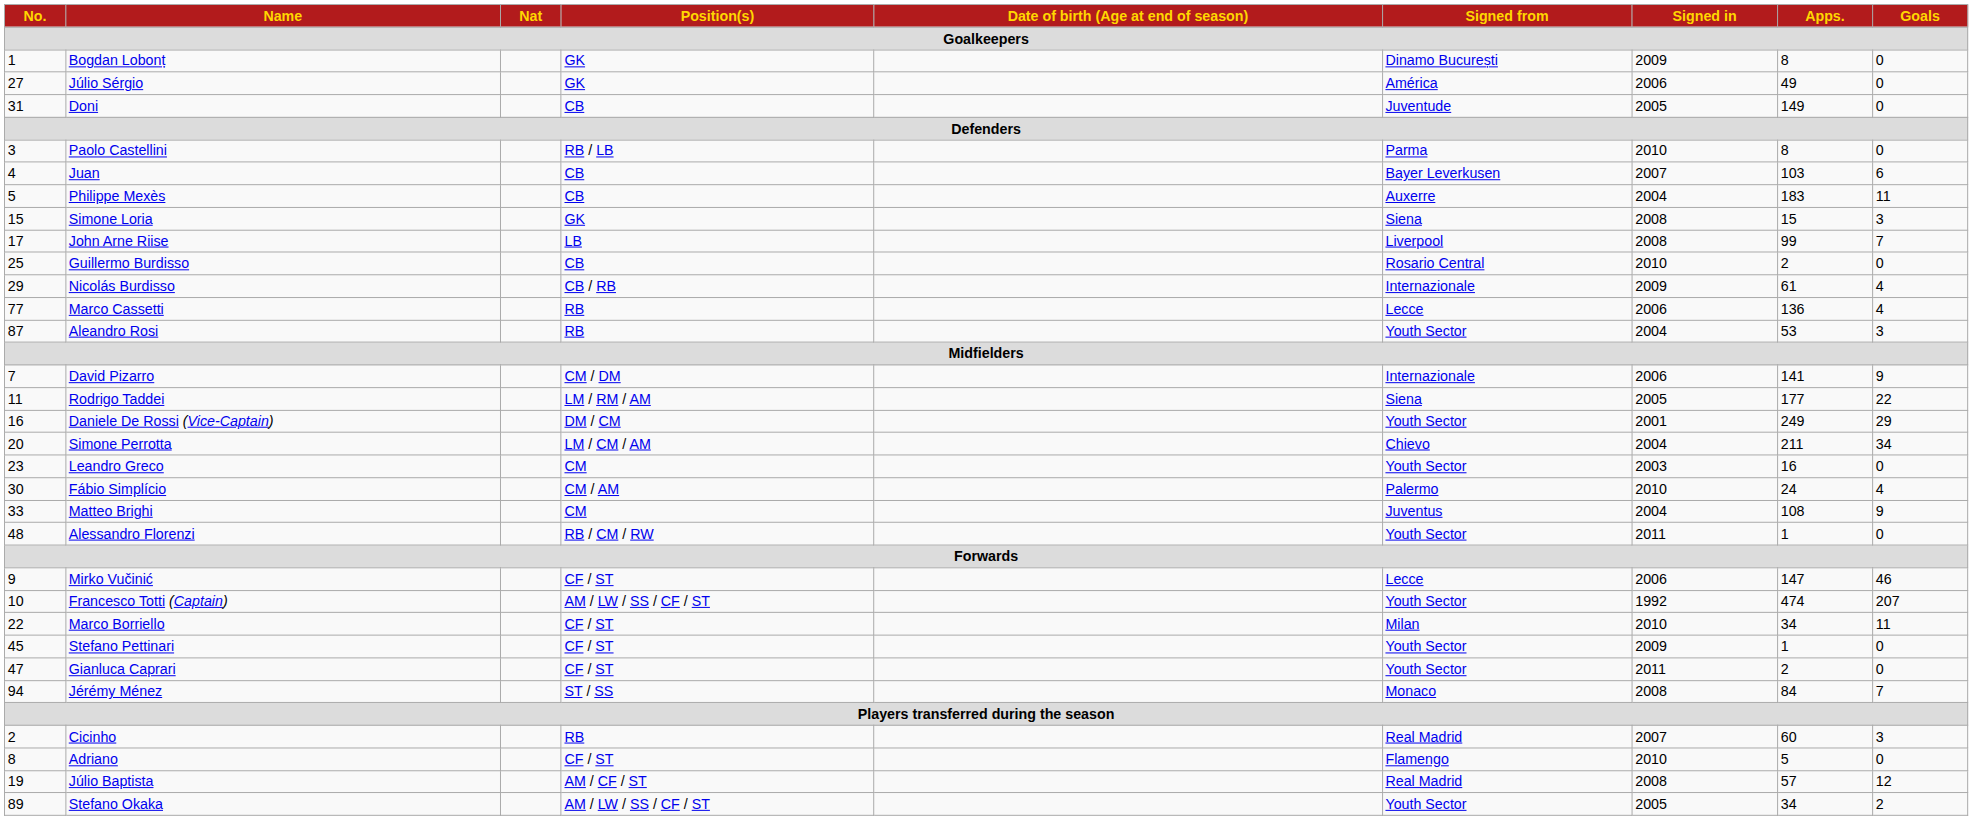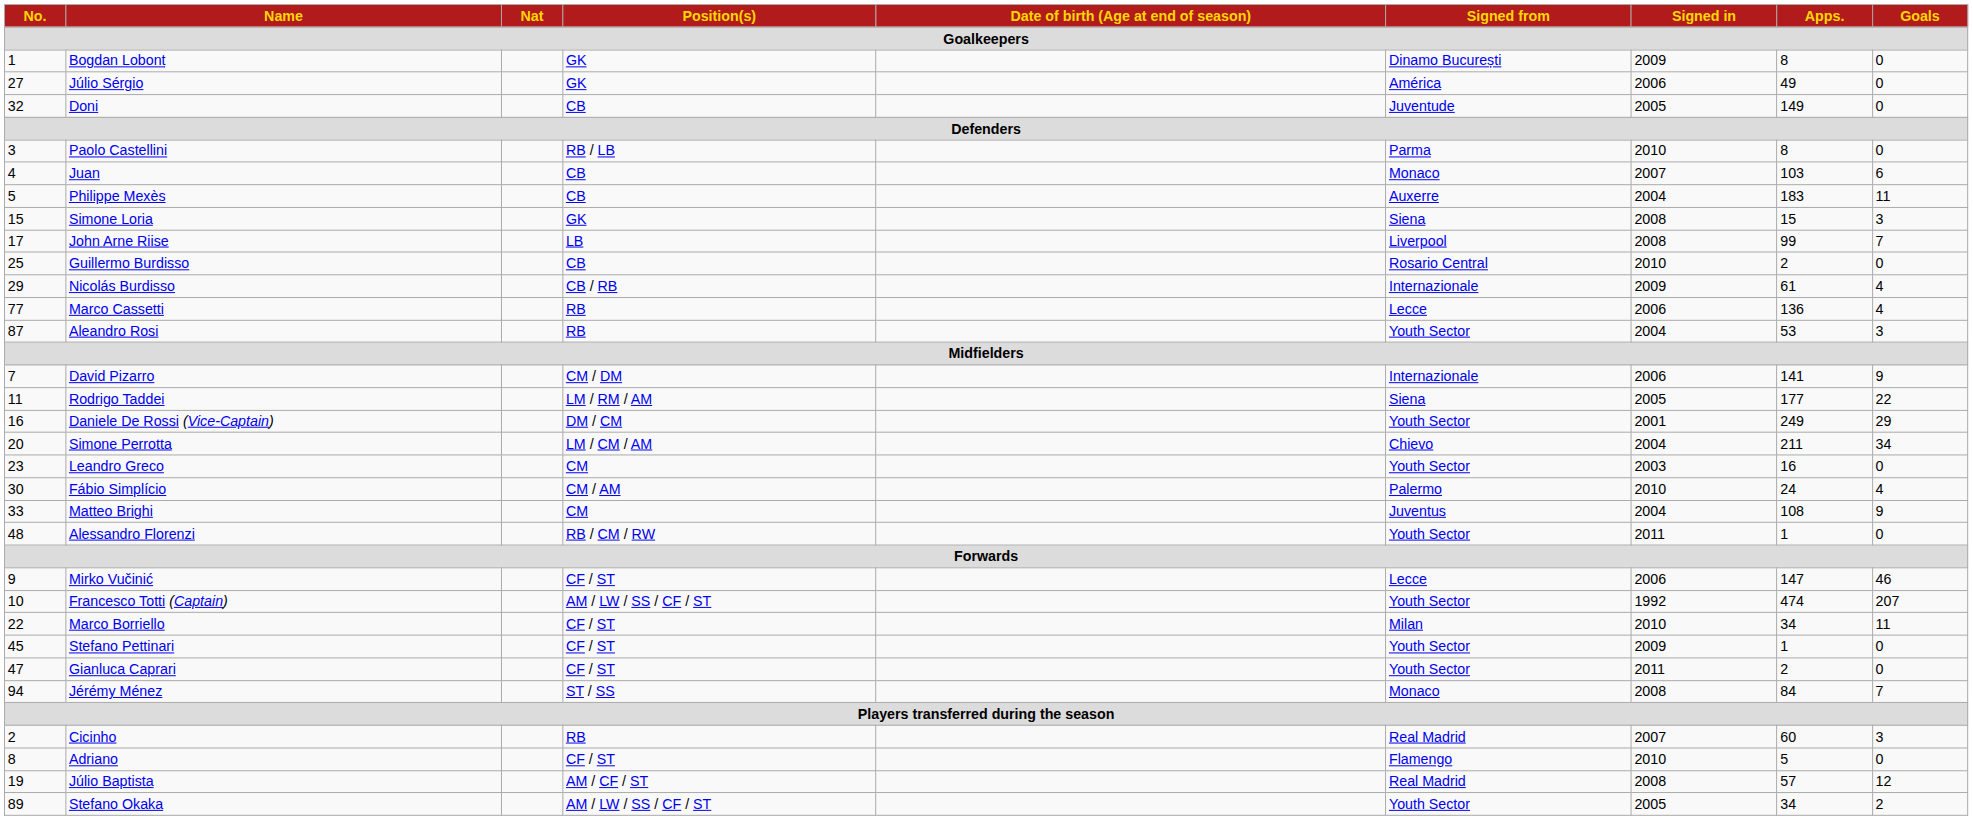(16, 106) 31 -> (16, 106) 32
(1443, 174) Bayer Leverkusen -> (1414, 174) Monaco
